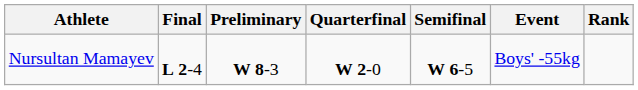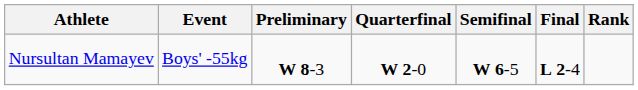columns swapped: (537, 19) <-> (182, 19)
